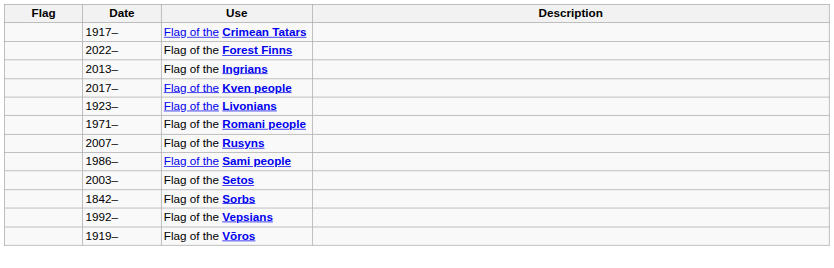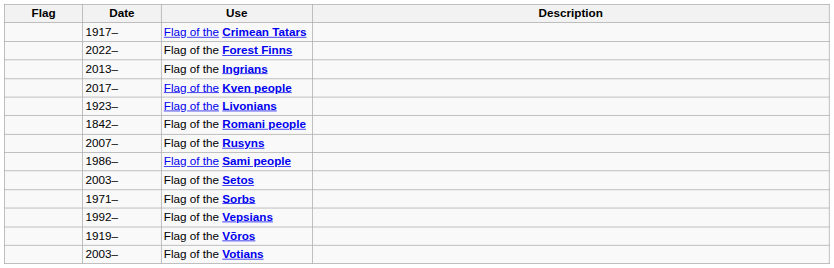(102, 124) 1971– -> (102, 124) 1842–
(102, 198) 1842– -> (102, 198) 1971–
+ row: (214, 254)
